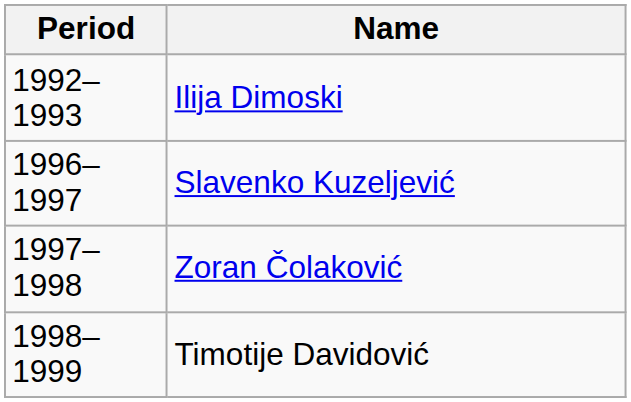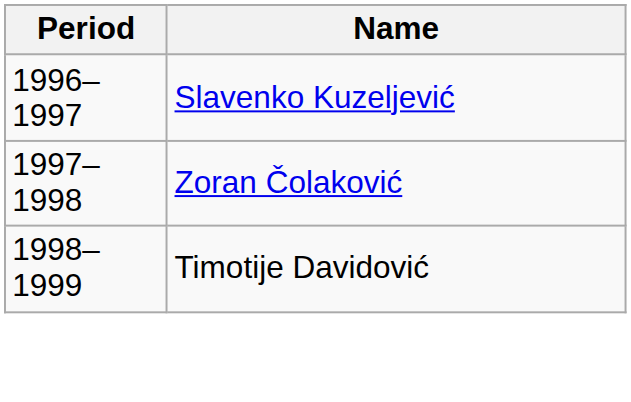- row: (259, 97)
